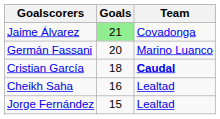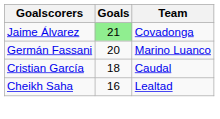(156, 68) bold -> (153, 68) normal
- row: (51, 104)
